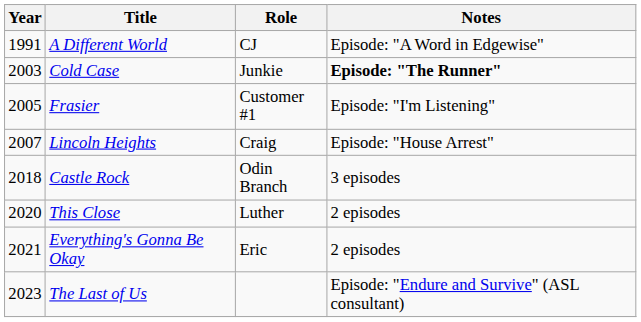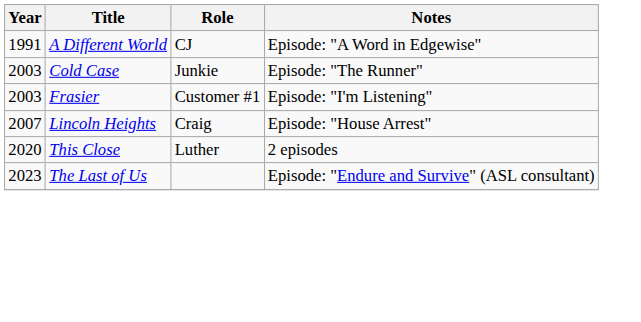(416, 70) bold -> (345, 70) normal
(25, 106) 2005 -> (25, 96) 2003
- row: (89, 177)
- row: (126, 249)
